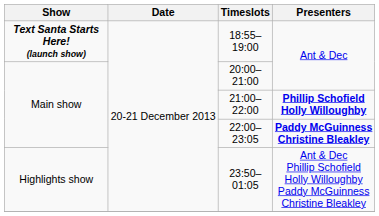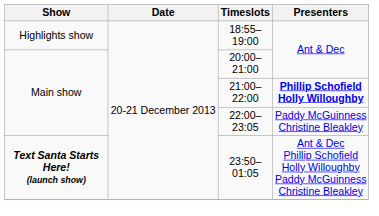(56, 41) Text Santa Starts Here! (launch show) -> (56, 35) Highlights show
(324, 133) bold -> (321, 121) normal
(56, 179) Highlights show -> (56, 167) Text Santa Starts Here! (launch show)
